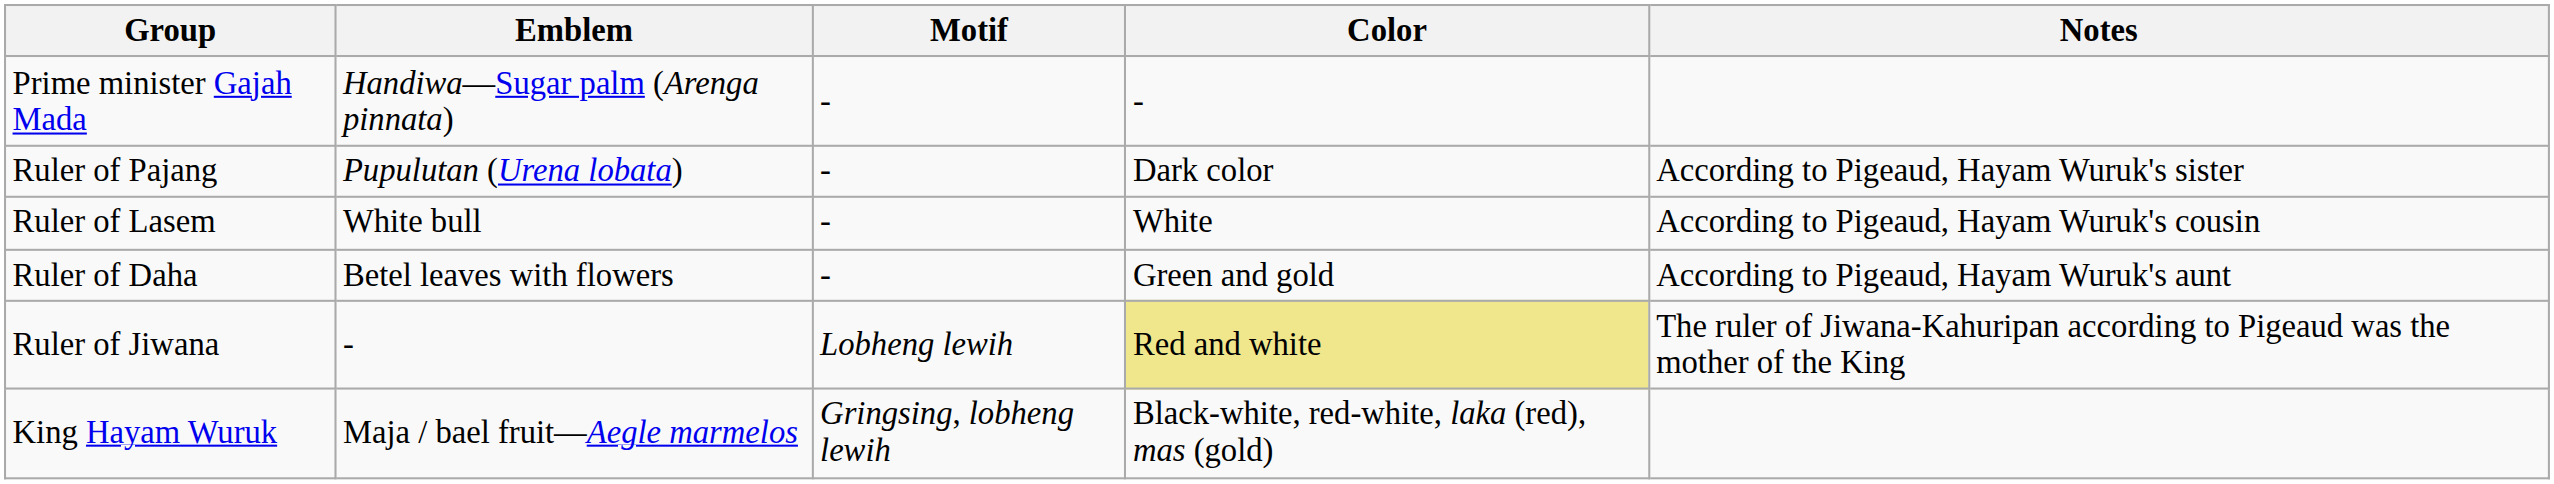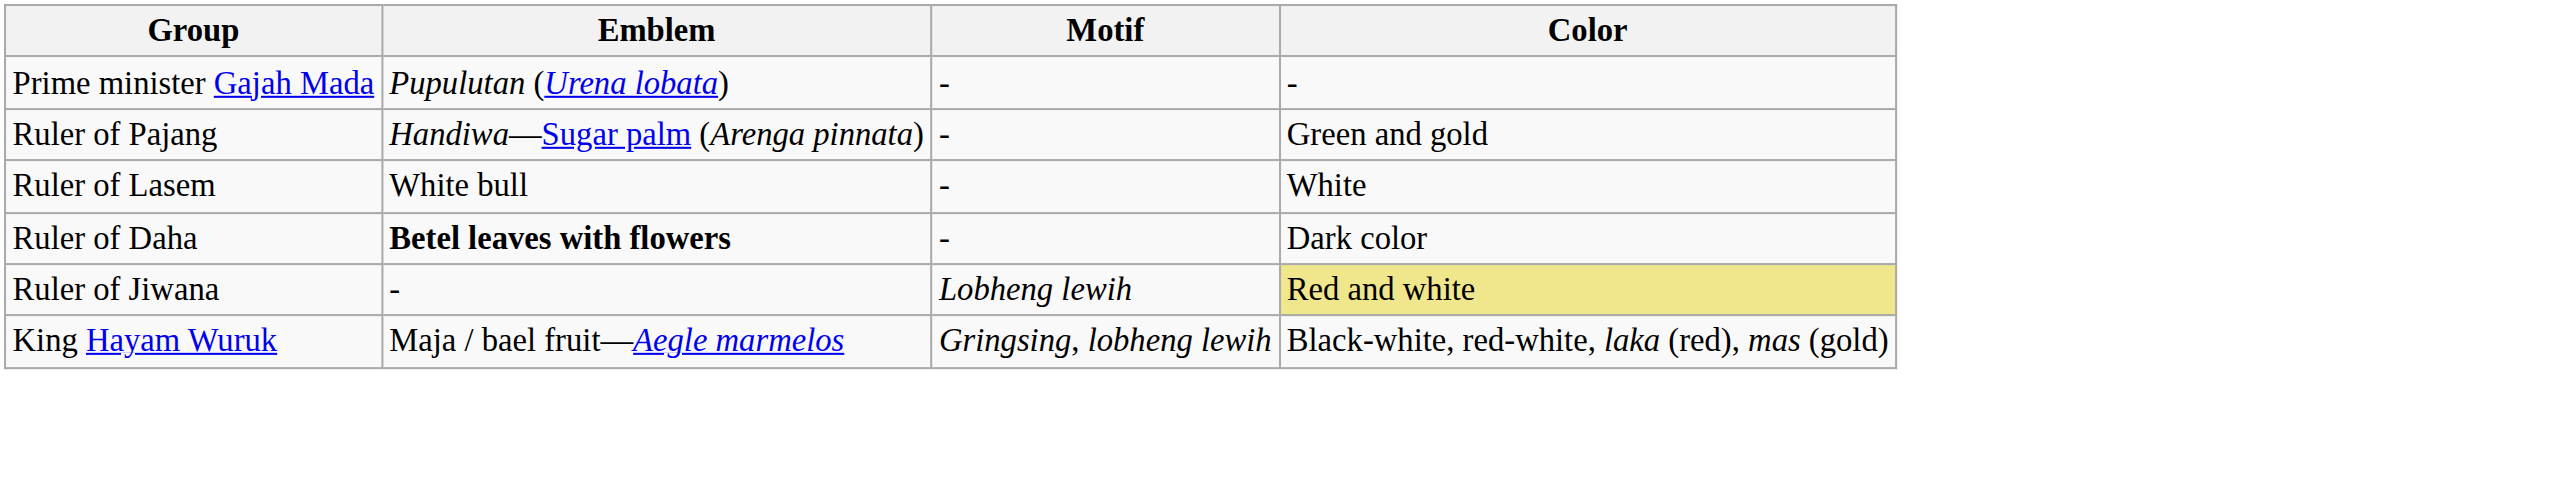- column: (2099, 30)
(551, 100) Handiwa—Sugar palm (Arenga pinnata) -> (559, 82) Pupulutan (Urena lobata)
(513, 170) Pupulutan (Urena lobata) -> (657, 133) Handiwa—Sugar palm (Arenga pinnata)
(1203, 170) Dark color -> (1387, 133) Green and gold
(508, 274) normal -> (560, 237) bold
(1234, 274) Green and gold -> (1357, 237) Dark color
